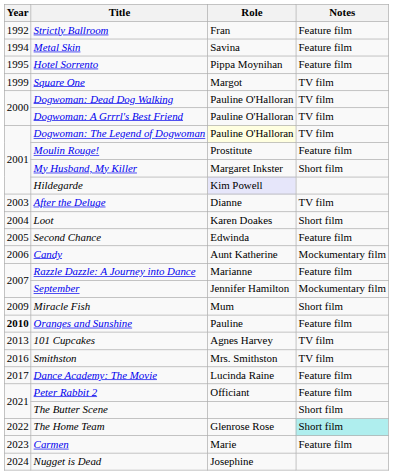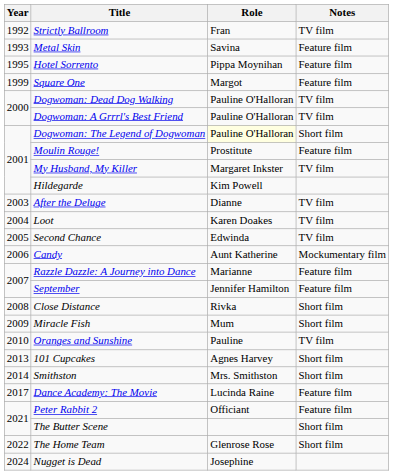(325, 30) Feature film -> (316, 30) TV film
(18, 47) 1994 -> (18, 47) 1993
(316, 82) TV film -> (325, 82) Feature film
(316, 133) TV film -> (321, 133) Short film
(321, 168) Short film -> (316, 168) TV film
(236, 185) lavender background -> (236, 185) no background
(321, 220) Short film -> (316, 220) TV film
(325, 237) Feature film -> (316, 237) TV film
(342, 289) Mockumentary film -> (325, 289) Feature film
+ row: (67, 306)
(18, 323) bold -> (18, 340) normal
(325, 323) Feature film -> (316, 340) TV film
(316, 340) TV film -> (321, 358) Short film
(18, 358) 2016 -> (18, 375) 2014
(316, 358) TV film -> (321, 375) Short film
(321, 427) paleturquoise background -> (321, 444) no background
- row: (51, 444)
